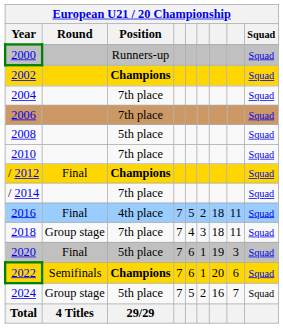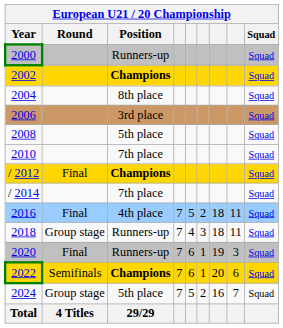(141, 95) 7th place -> (141, 95) 8th place
(141, 115) 7th place -> (141, 115) 3rd place
(141, 232) 7th place -> (141, 232) Runners-up
(141, 252) 5th place -> (141, 252) Runners-up
